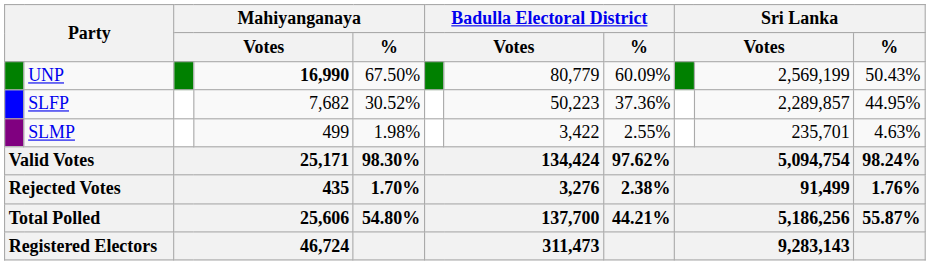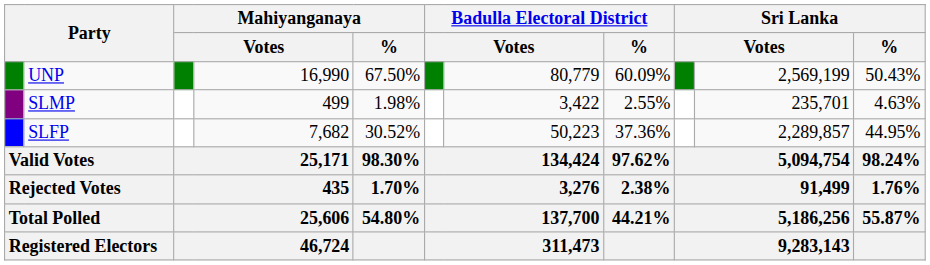(325, 75) bold -> (325, 75) normal
rows swapped: (49, 103) <-> (52, 132)
